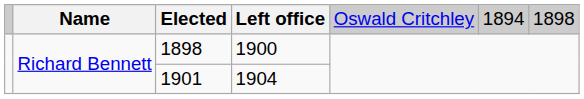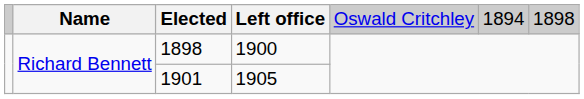(256, 78) 1904 -> (256, 78) 1905
